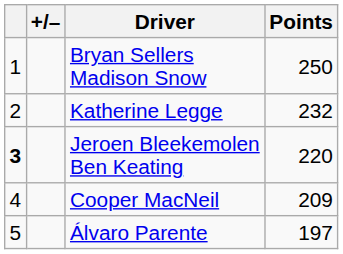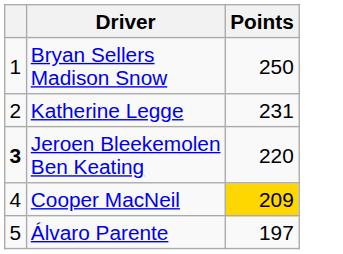- column: (46, 21)
(316, 111) 232 -> (276, 111) 231
(316, 200) no background -> (276, 200) gold background
